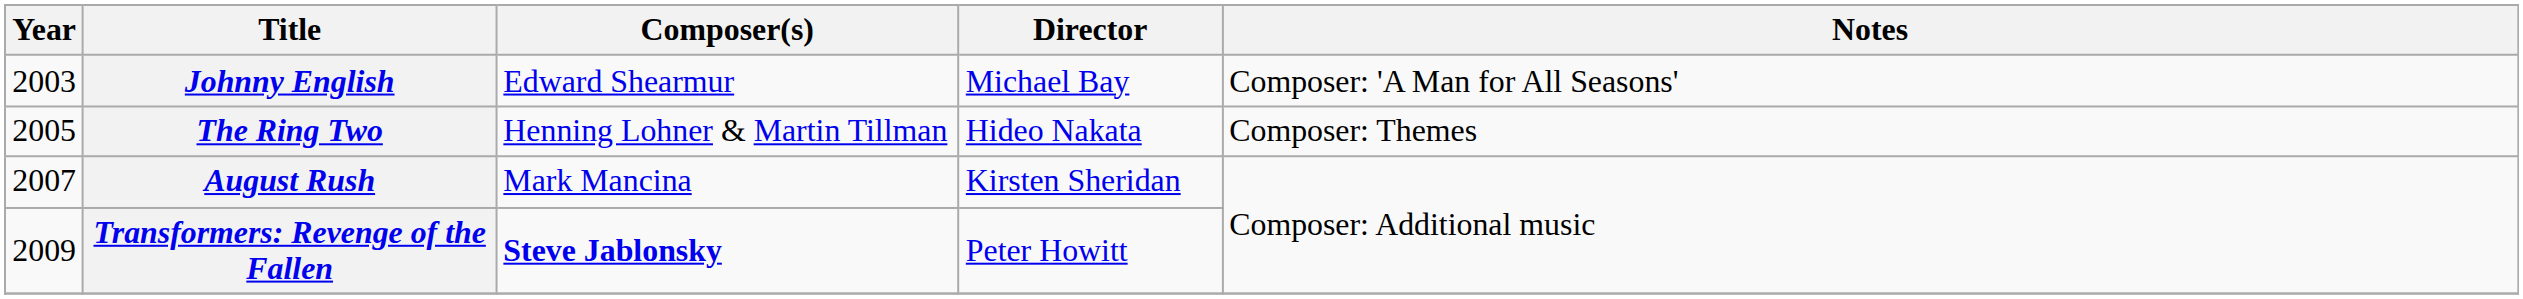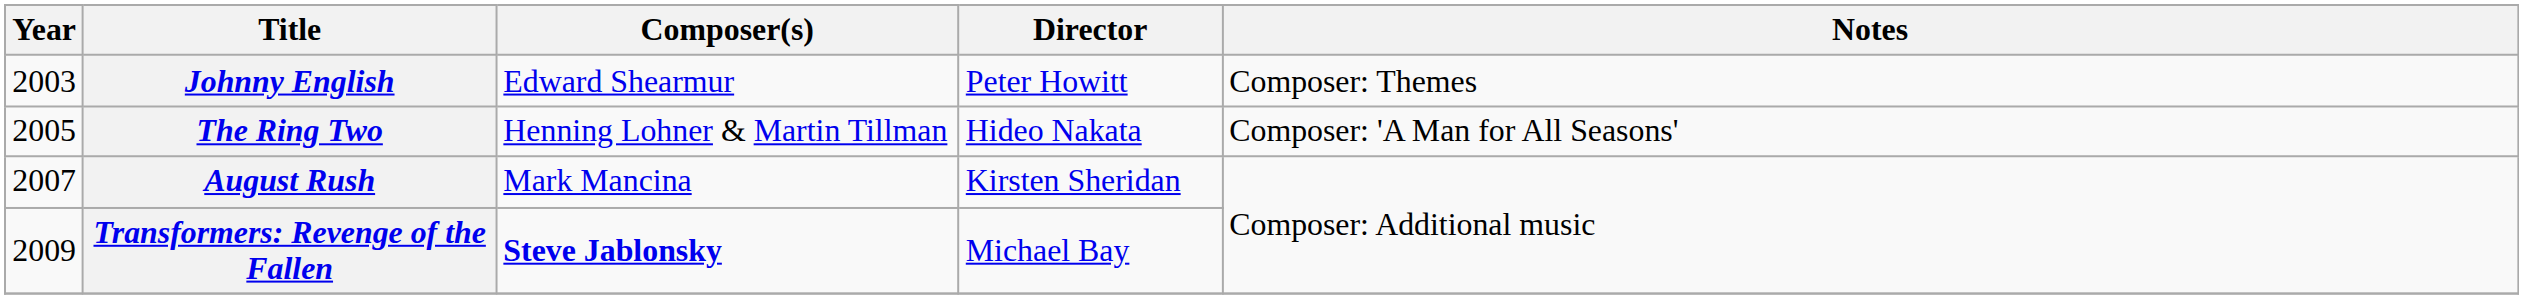(1048, 80) Michael Bay -> (1047, 80) Peter Howitt
(1454, 80) Composer: 'A Man for All Seasons' -> (1353, 80) Composer: Themes
(1353, 130) Composer: Themes -> (1454, 130) Composer: 'A Man for All Seasons'
(1047, 249) Peter Howitt -> (1048, 249) Michael Bay
